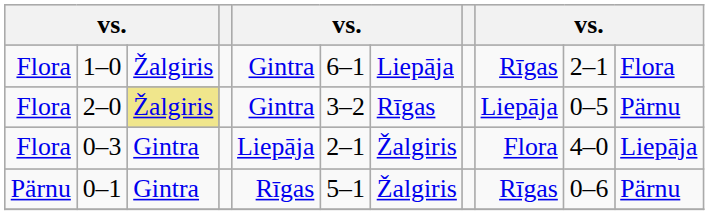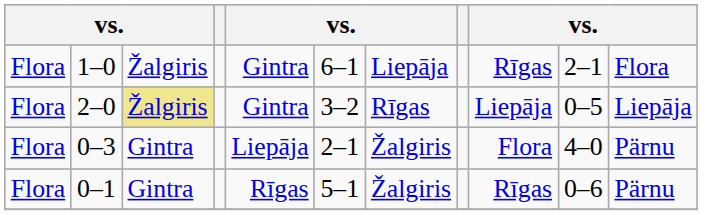(650, 106) Pärnu -> (653, 106) Liepāja
(659, 147) Liepāja -> (645, 147) Pärnu
(41, 188) Pärnu -> (38, 188) Flora
